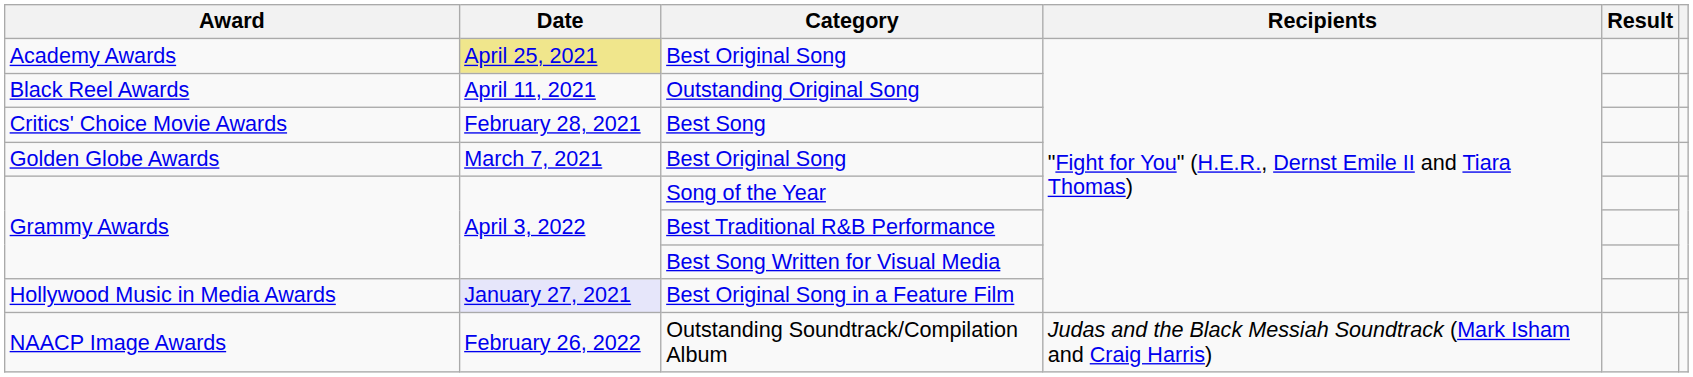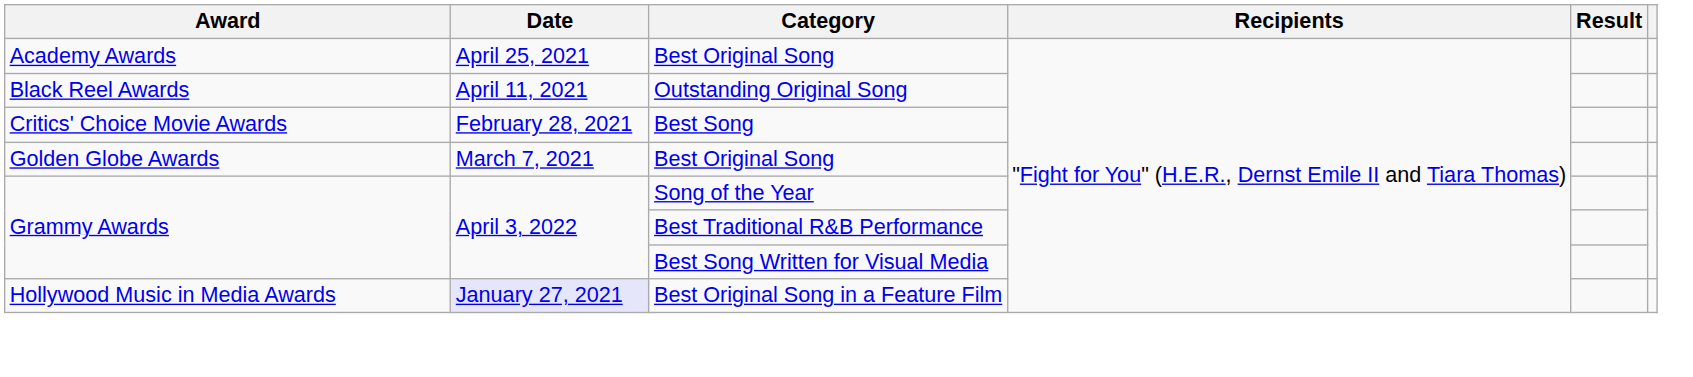(531, 55) khaki background -> (522, 55) no background
- row: (118, 342)
